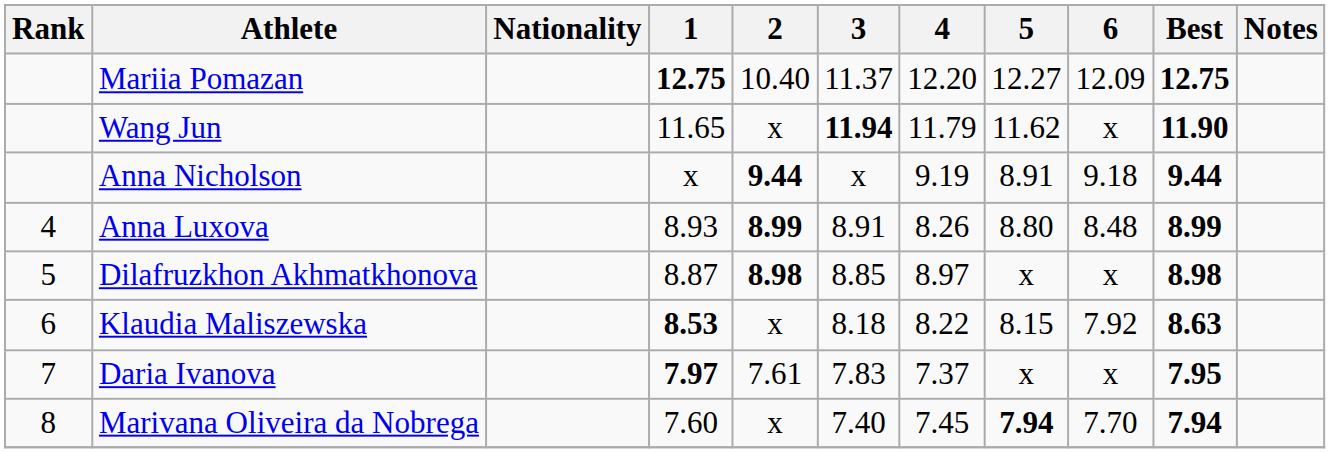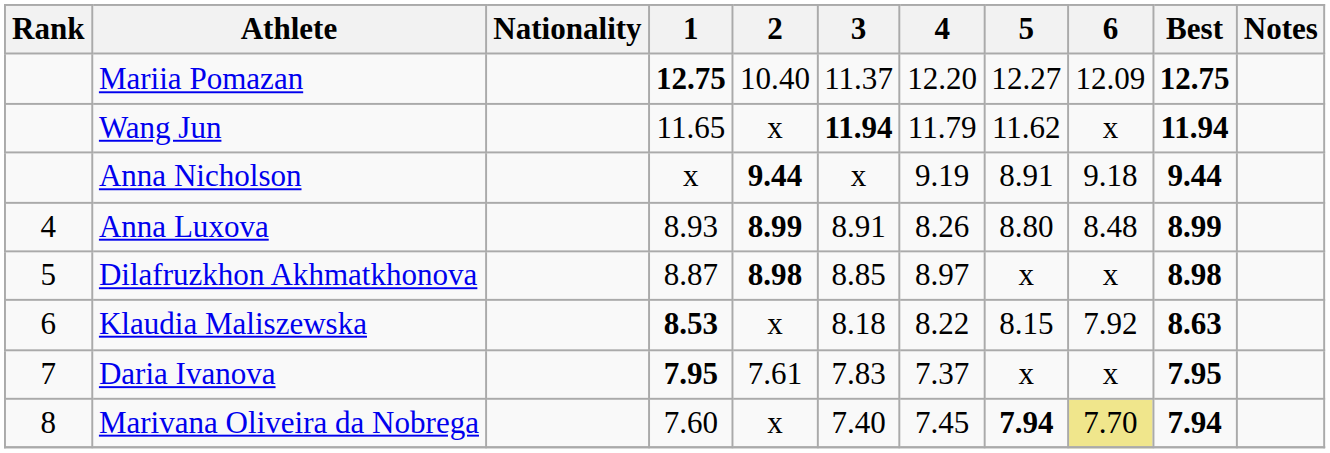(1195, 127) 11.90 -> (1195, 127) 11.94
(691, 373) 7.97 -> (691, 373) 7.95
(1110, 422) no background -> (1110, 422) khaki background
